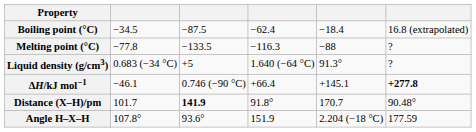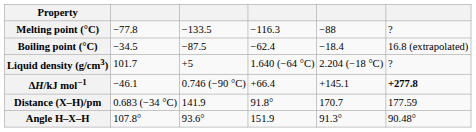rows swapped: (58, 46) <-> (58, 29)
(145, 64) 0.683 (−34 °C) -> (125, 64) 101.7
(331, 64) 91.3° -> (351, 64) 2.204 (−18 °C)
(125, 102) 101.7 -> (145, 102) 0.683 (−34 °C)
(194, 102) bold -> (194, 102) normal
(402, 102) 90.48° -> (403, 102) 177.59
(351, 119) 2.204 (−18 °C) -> (331, 119) 91.3°
(403, 119) 177.59 -> (402, 119) 90.48°
